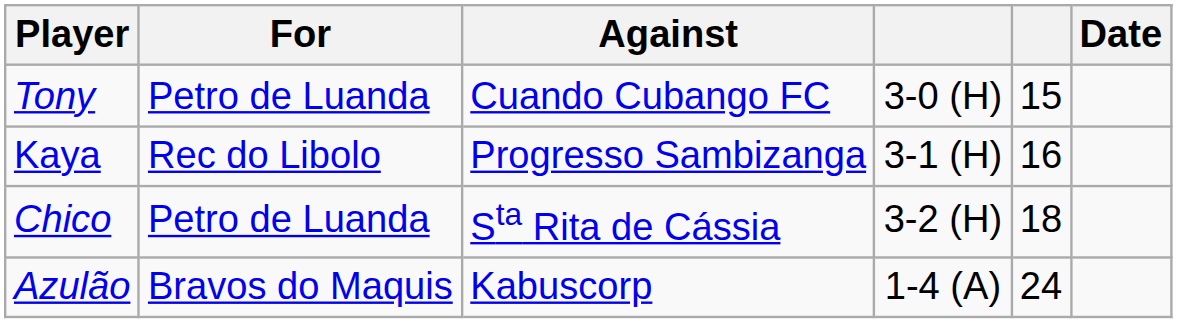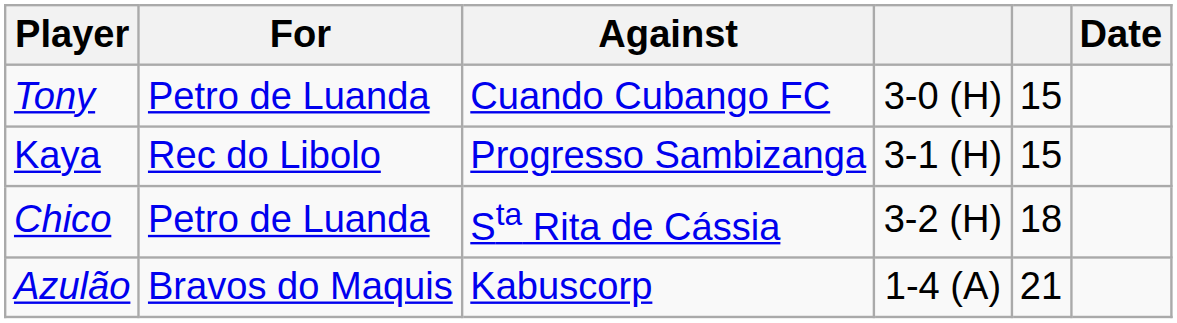(1041, 155) 16 -> (1041, 155) 15
(1041, 286) 24 -> (1041, 286) 21
